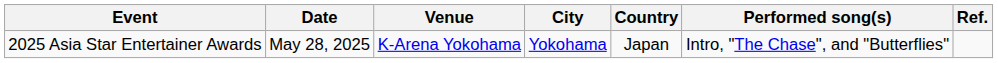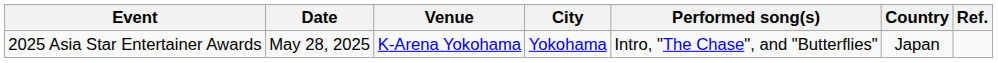columns swapped: (646, 17) <-> (817, 17)
